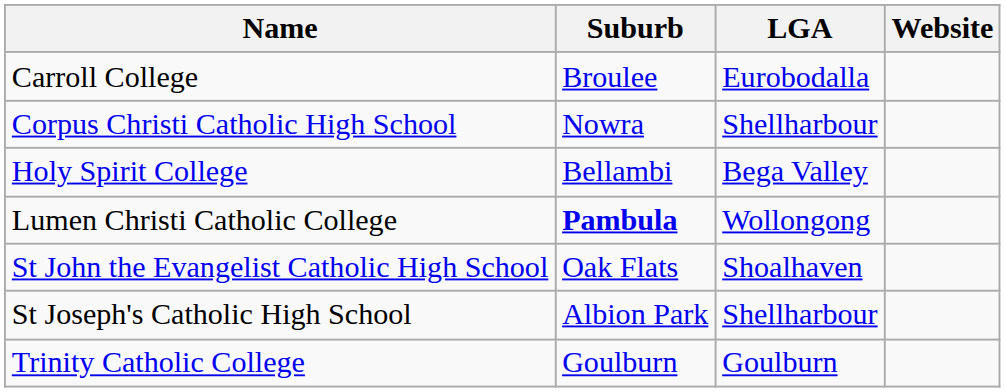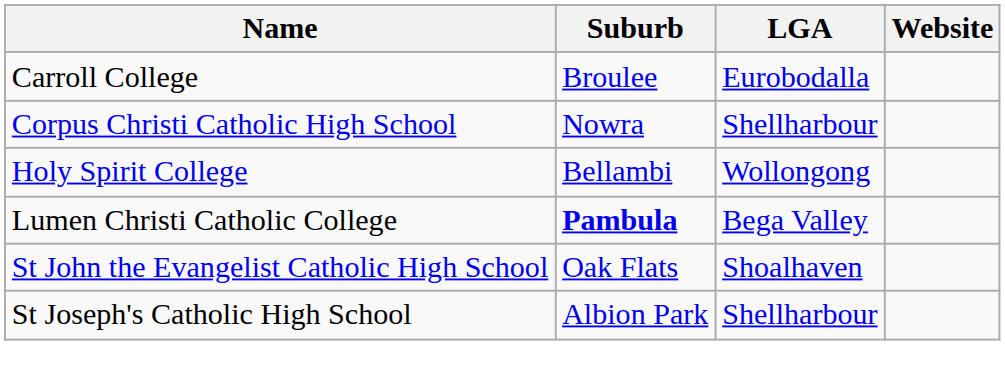(795, 171) Bega Valley -> (796, 171) Wollongong
(796, 219) Wollongong -> (795, 219) Bega Valley
- row: (158, 362)
